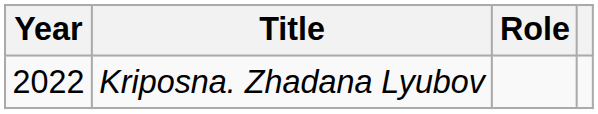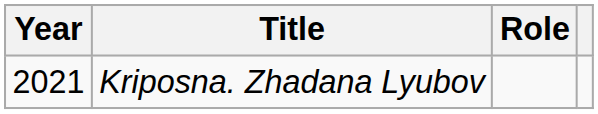(48, 81) 2022 -> (48, 81) 2021
